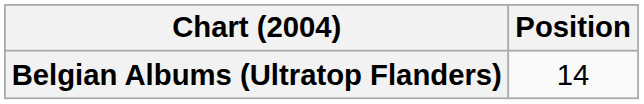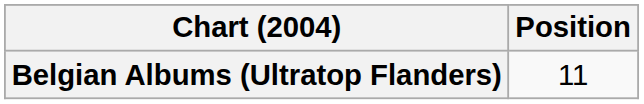(573, 74) 14 -> (573, 74) 11
